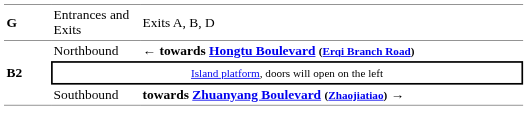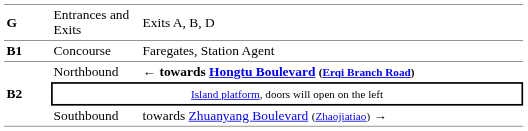+ row: (82, 51)
(273, 94) bold -> (265, 115) normal
